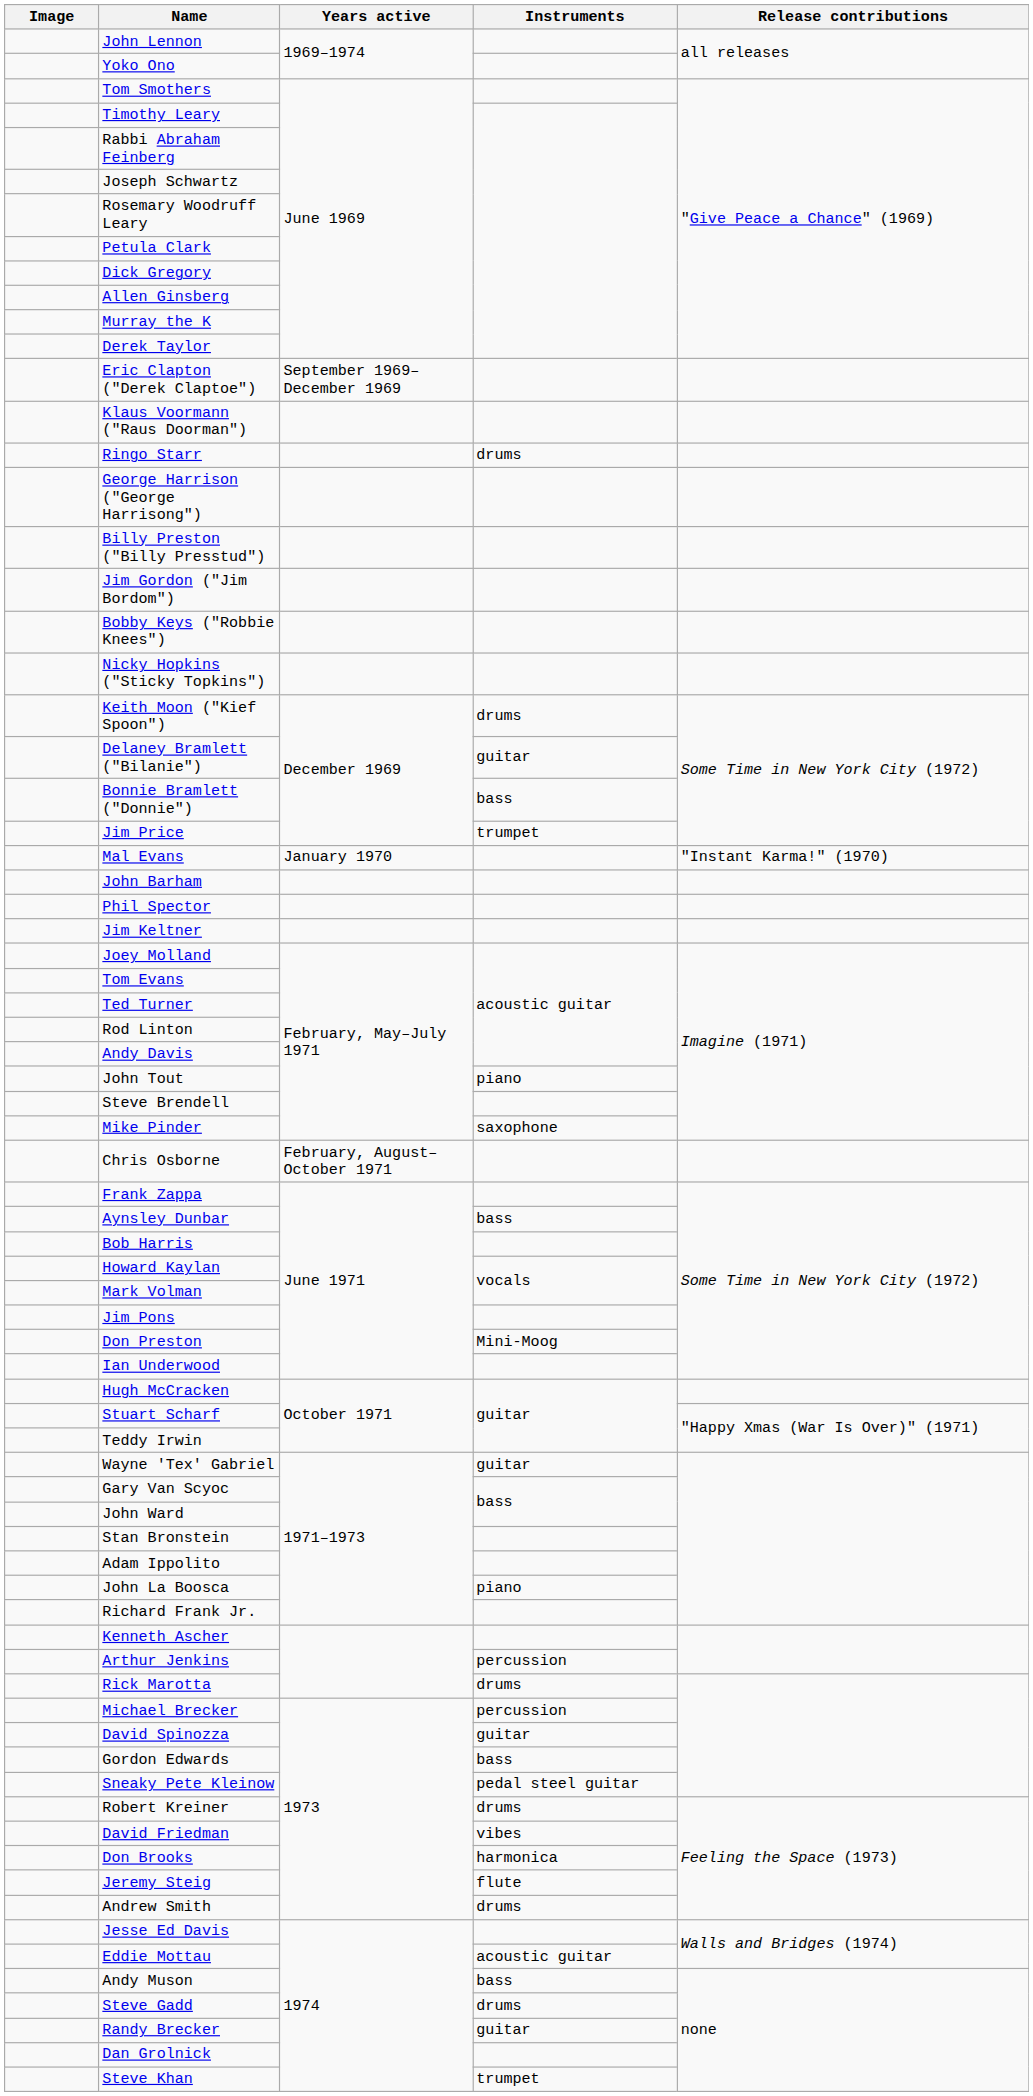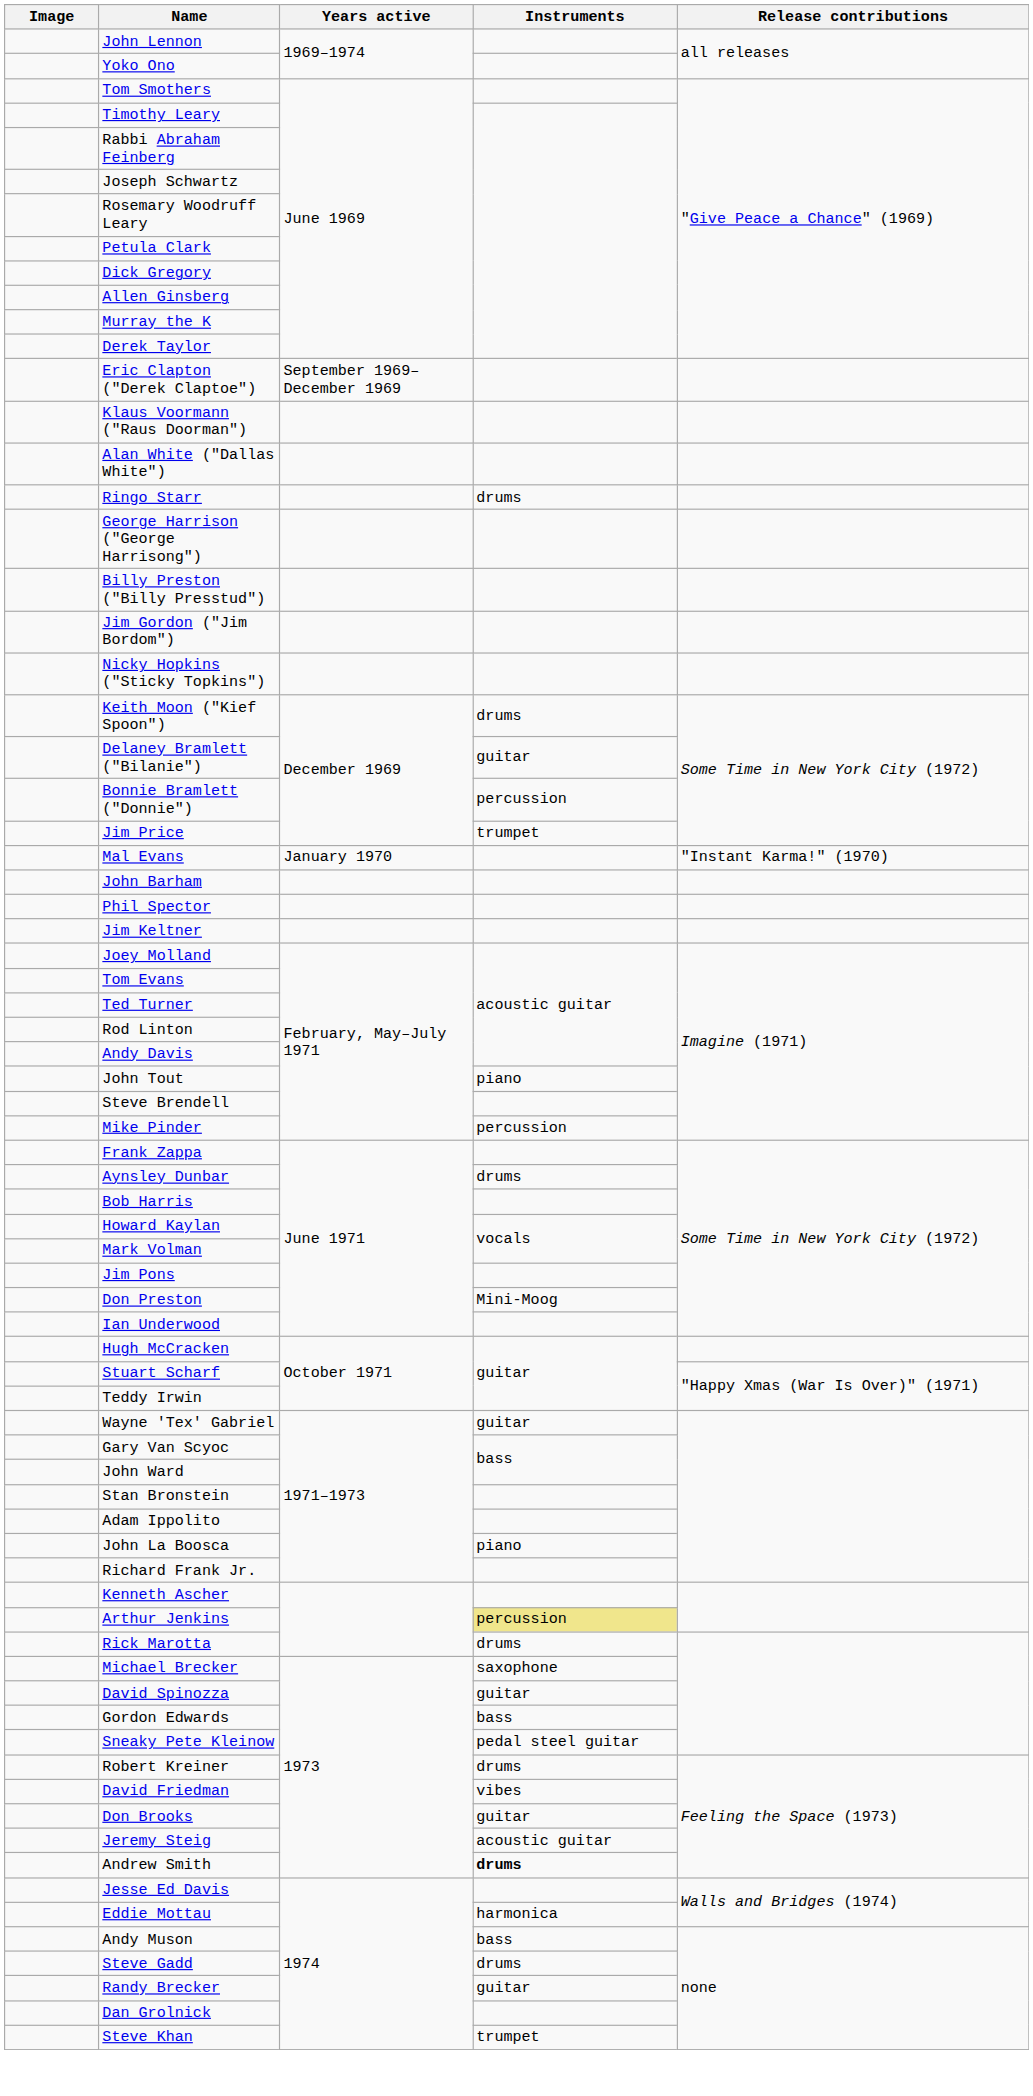+ row: (188, 464)
- row: (188, 632)
(494, 800) bass -> (522, 800) percussion
(517, 1128) saxophone -> (522, 1128) percussion
- row: (161, 1161)
(494, 1219) bass -> (499, 1177) drums
(522, 1661) no background -> (522, 1619) khaki background
(522, 1711) percussion -> (517, 1669) saxophone
(517, 1858) harmonica -> (503, 1816) guitar
(499, 1883) flute -> (544, 1841) acoustic guitar
(499, 1907) normal -> (499, 1865) bold
(544, 1956) acoustic guitar -> (517, 1914) harmonica
